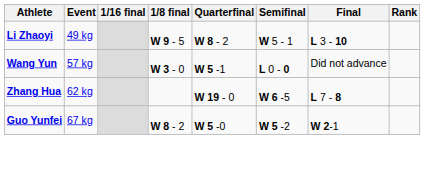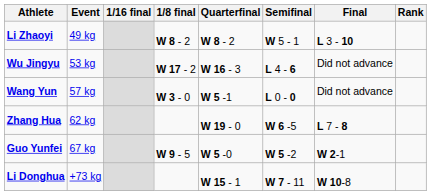(167, 41) W 9 - 5 -> (173, 41) W 8 - 2
+ row: (33, 64)
(167, 126) W 8 - 2 -> (173, 154) W 9 - 5
+ row: (36, 177)
